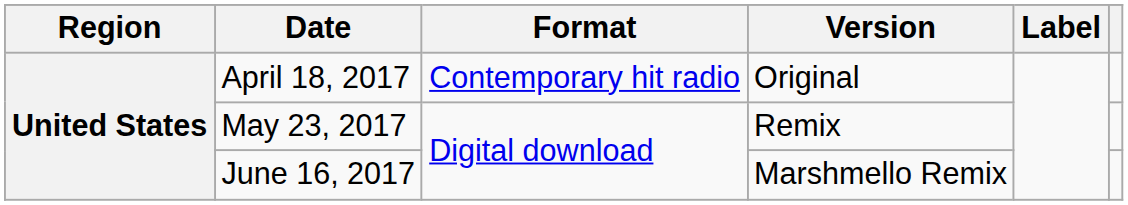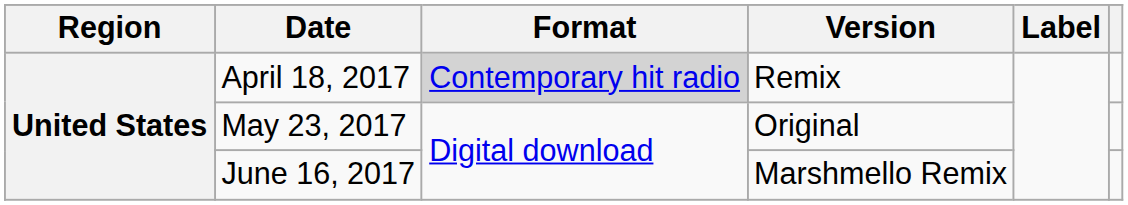(585, 77) no background -> (585, 77) lightgrey background
(807, 77) Original -> (797, 77) Remix
(797, 125) Remix -> (807, 125) Original
